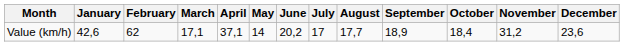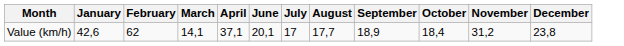- column: (263, 13)
(192, 31) 17,1 -> (192, 31) 14,1
(291, 31) 20,2 -> (263, 31) 20,1
(572, 31) 23,6 -> (544, 31) 23,8
